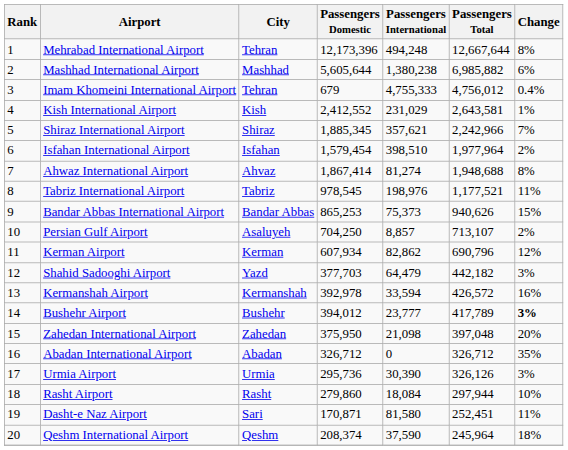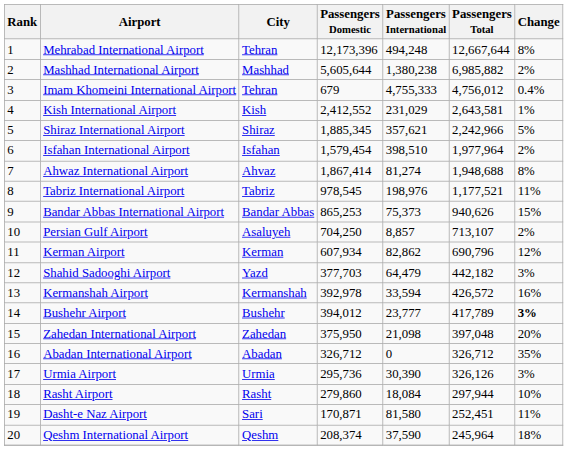(526, 69) 6% -> (526, 69) 2%
(526, 130) 7% -> (526, 130) 5%
